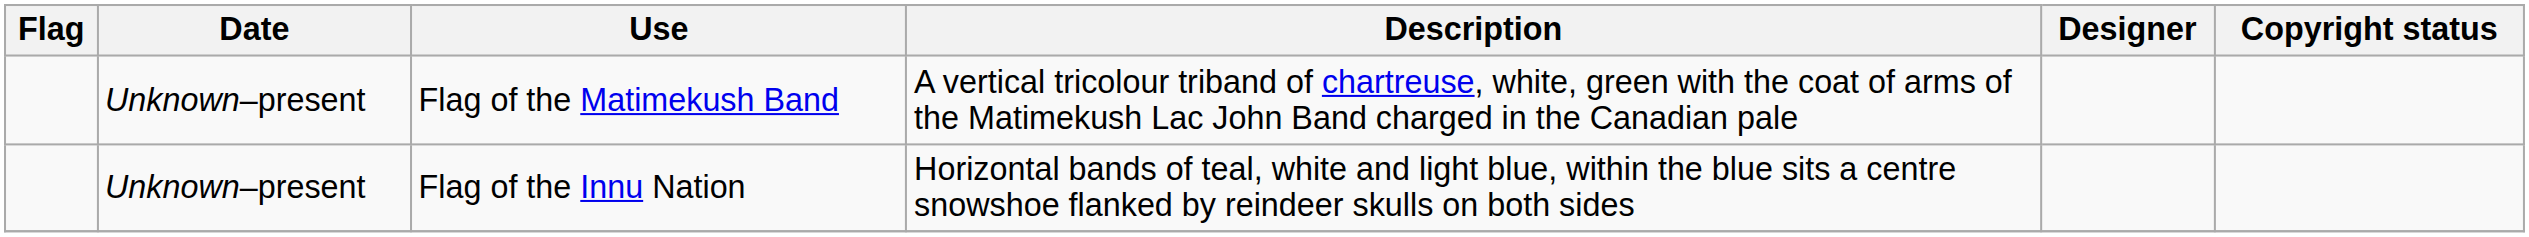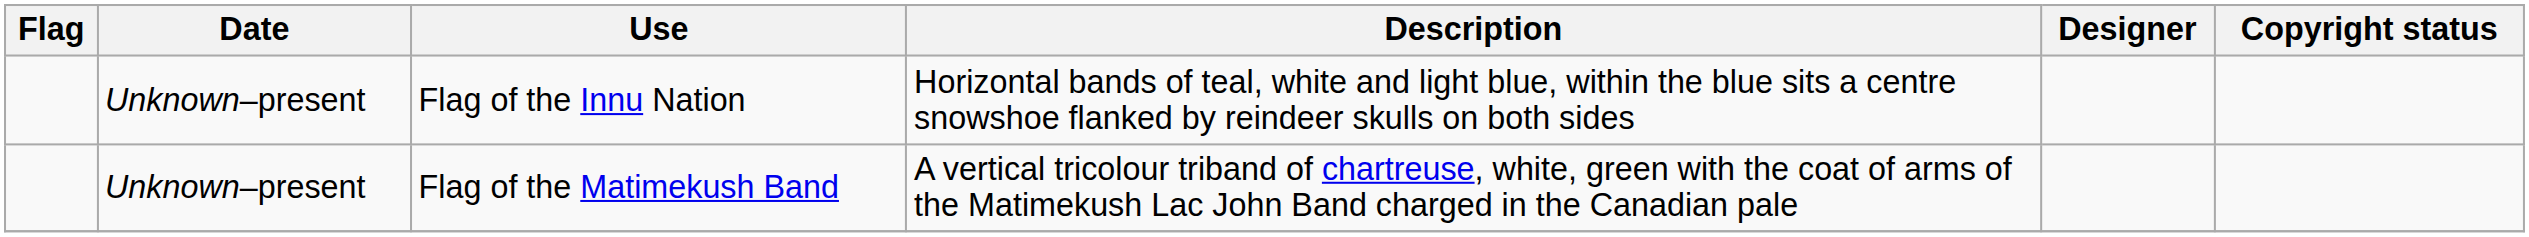rows swapped: (582, 187) <-> (629, 99)
